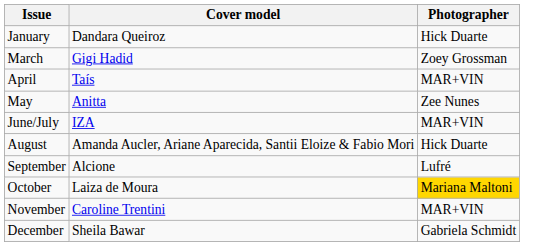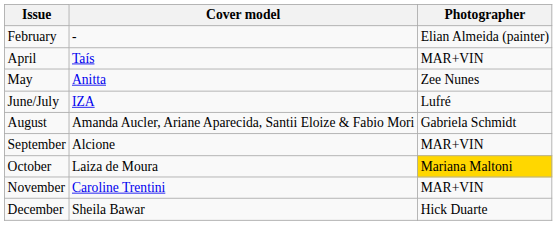- row: (29, 36)
+ row: (32, 36)
- row: (25, 58)
(452, 123) MAR+VIN -> (436, 101) Lufré
(454, 144) Hick Duarte -> (468, 123) Gabriela Schmidt
(436, 166) Lufré -> (452, 144) MAR+VIN
(468, 230) Gabriela Schmidt -> (454, 209) Hick Duarte
